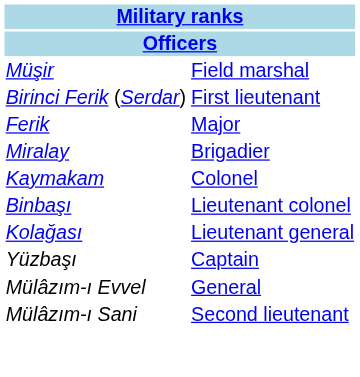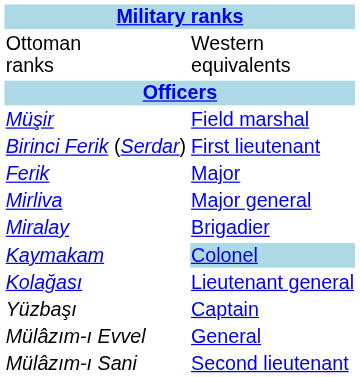+ row: (43, 54)
+ row: (34, 201)
(224, 179) no background -> (224, 255) lightblue background
- row: (39, 206)
